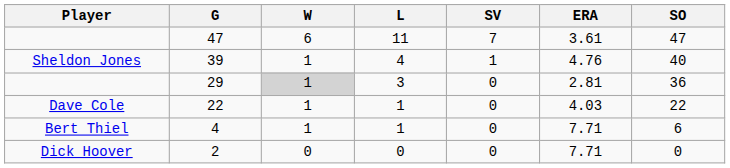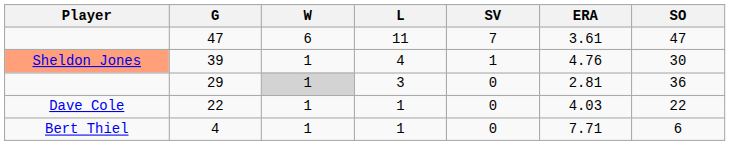(87, 61) no background -> (87, 61) lightsalmon background
(678, 61) 40 -> (678, 61) 30
- row: (215, 152)
